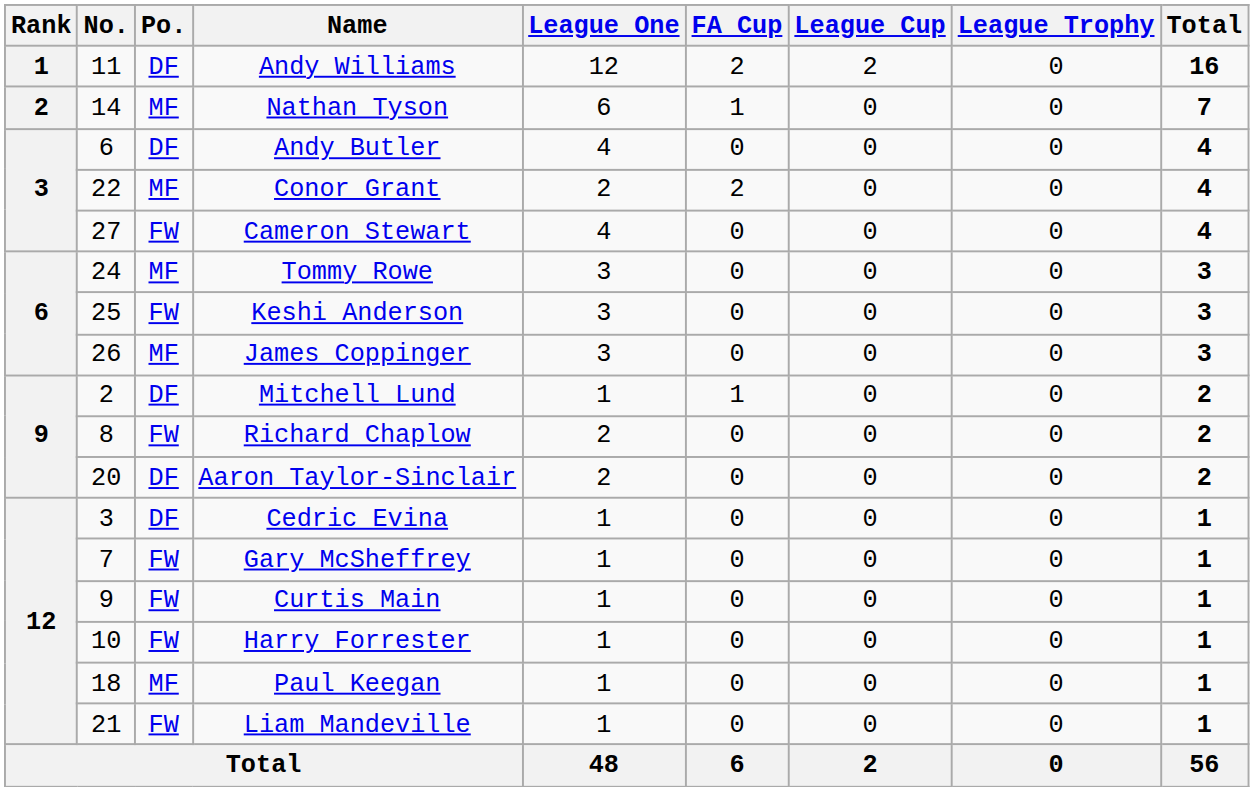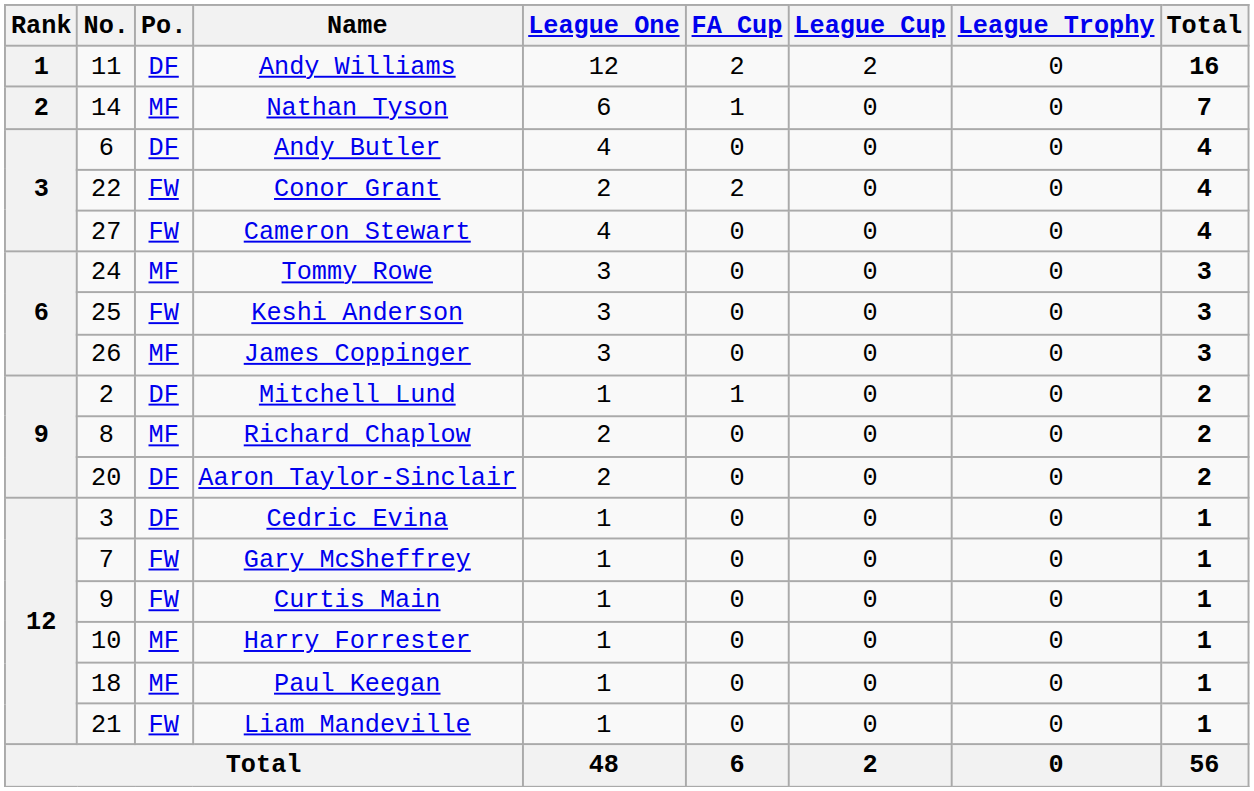(164, 190) MF -> (164, 190) FW
(164, 437) FW -> (164, 437) MF
(164, 642) FW -> (164, 642) MF
